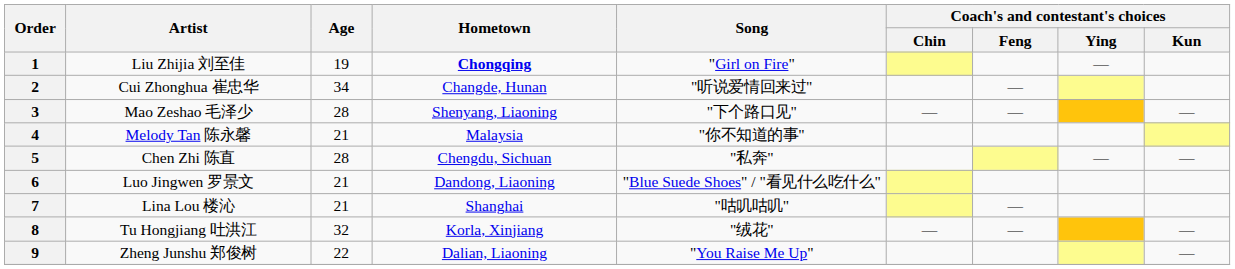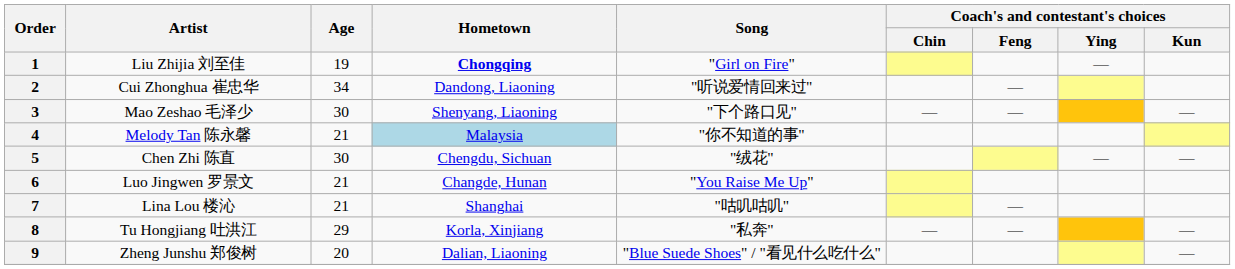(495, 87) Changde, Hunan -> (494, 87) Dandong, Liaoning
(341, 111) 28 -> (341, 111) 30
(495, 135) no background -> (495, 135) lightblue background
(341, 158) 28 -> (341, 158) 30
(752, 158) "私奔" -> (752, 158) "绒花"
(494, 182) Dandong, Liaoning -> (495, 182) Changde, Hunan
(752, 182) "Blue Suede Shoes" / "看见什么吃什么" -> (752, 182) "You Raise Me Up"
(341, 229) 32 -> (341, 229) 29
(752, 229) "绒花" -> (752, 229) "私奔"
(341, 253) 22 -> (341, 253) 20
(752, 253) "You Raise Me Up" -> (752, 253) "Blue Suede Shoes" / "看见什么吃什么"
